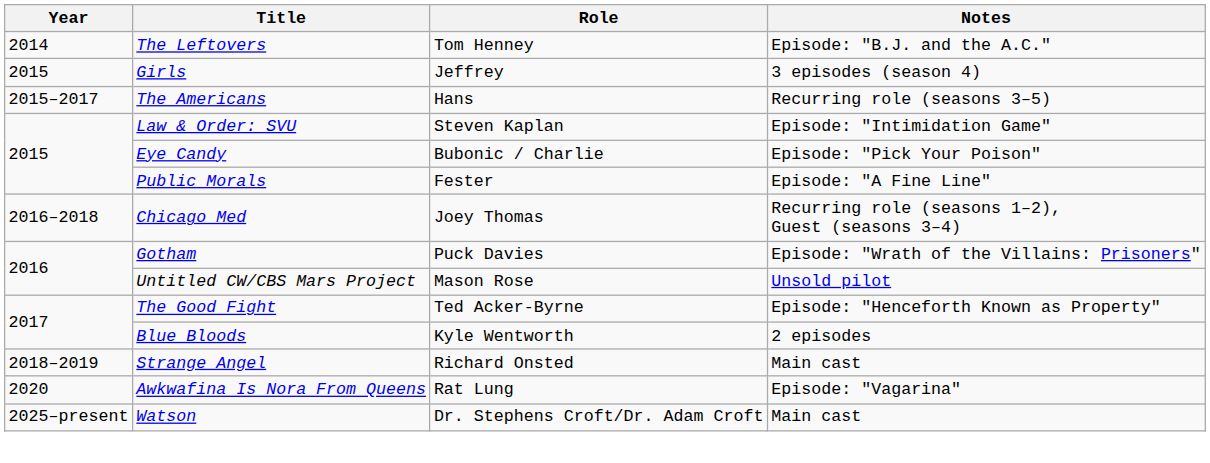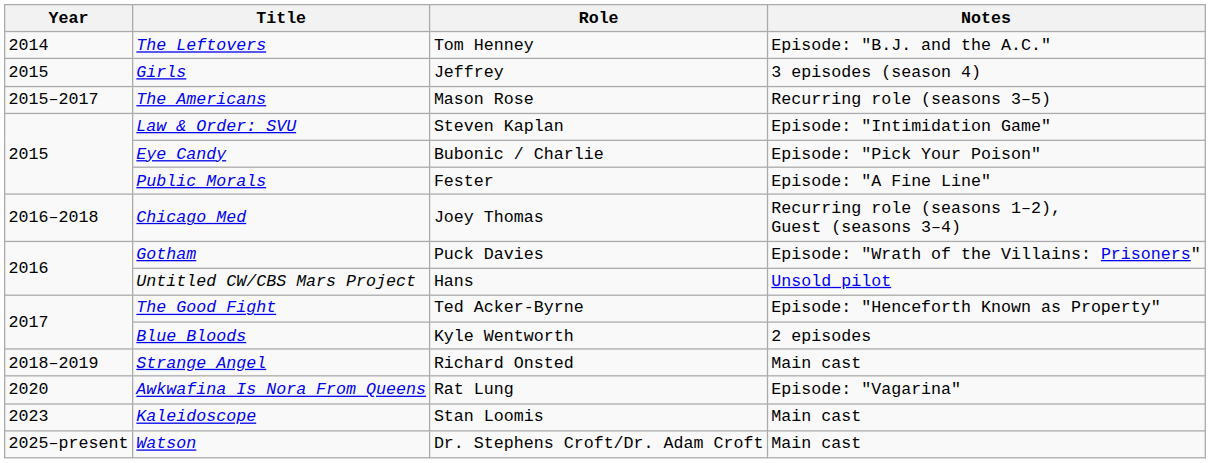(454, 100) Hans -> (484, 100) Mason Rose
(484, 281) Mason Rose -> (454, 281) Hans
+ row: (196, 417)
